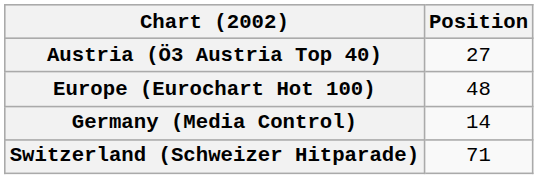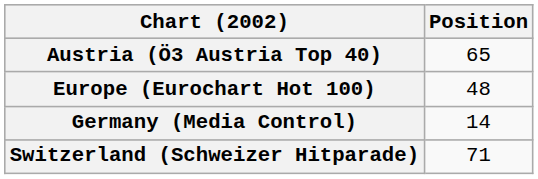(479, 55) 27 -> (479, 55) 65
